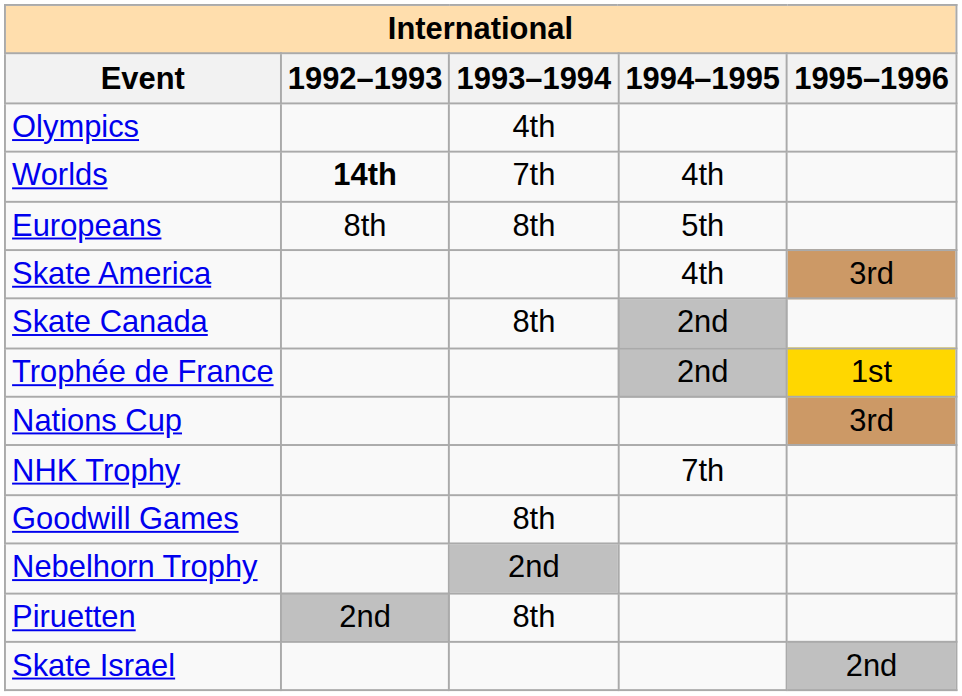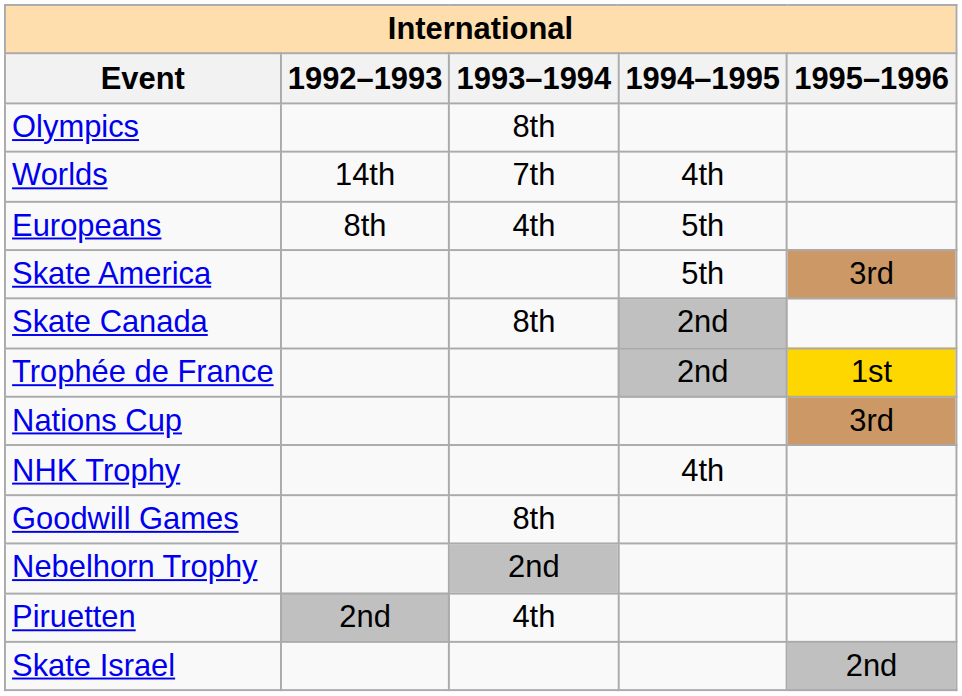(534, 126) 4th -> (534, 126) 8th
(365, 175) bold -> (365, 175) normal
(534, 224) 8th -> (534, 224) 4th
(703, 273) 4th -> (703, 273) 5th
(703, 469) 7th -> (703, 469) 4th
(534, 616) 8th -> (534, 616) 4th
